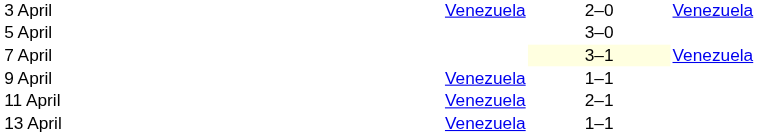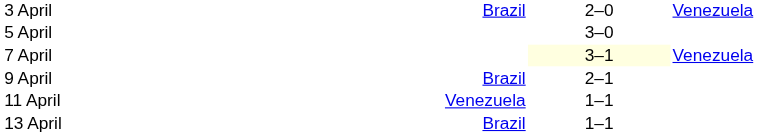(485, 10) Venezuela -> (504, 10) Brazil
(485, 78) Venezuela -> (504, 78) Brazil
(599, 78) 1–1 -> (599, 78) 2–1
(599, 100) 2–1 -> (599, 100) 1–1
(485, 123) Venezuela -> (504, 123) Brazil
